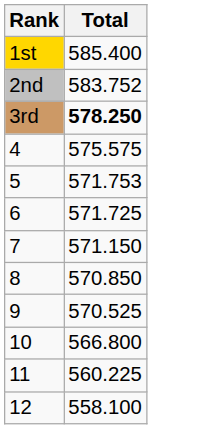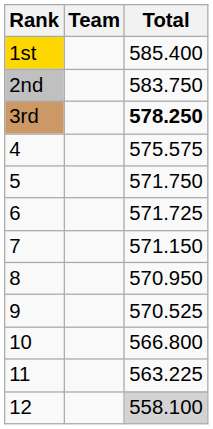+ column: (94, 20)
(105, 85) 583.752 -> (166, 85) 583.750
(105, 181) 571.753 -> (166, 181) 571.750
(105, 278) 570.850 -> (166, 278) 570.950
(105, 375) 560.225 -> (166, 375) 563.225
(105, 407) no background -> (166, 407) lightgrey background
